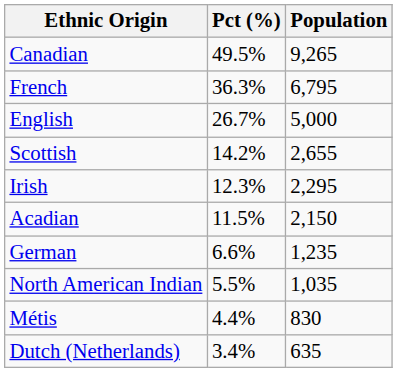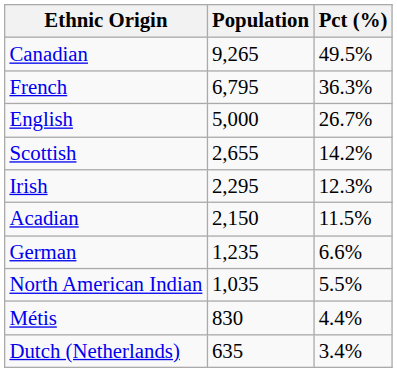columns swapped: (339, 20) <-> (246, 20)
